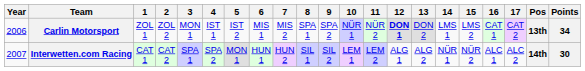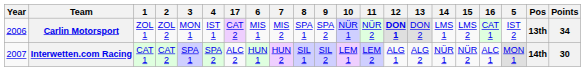columns swapped: (237, 11) <-> (515, 11)
